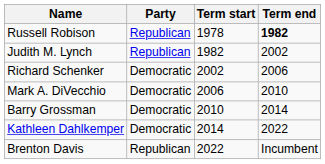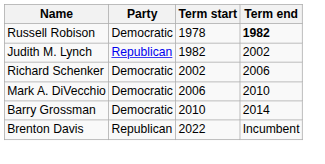(160, 33) Republican -> (142, 33) Democratic
- row: (66, 129)
